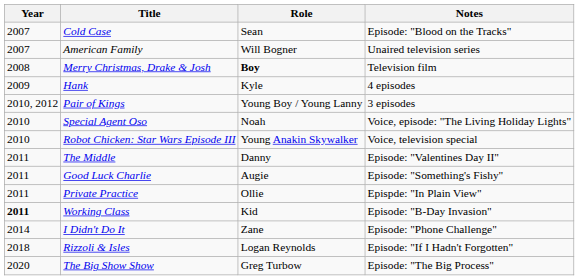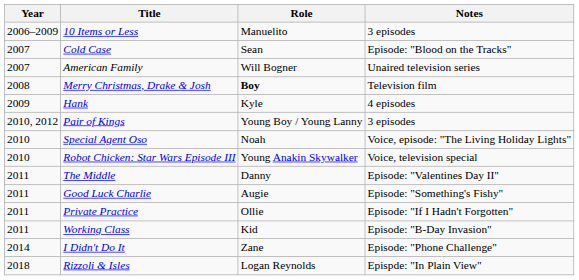+ row: (101, 31)
(425, 193) Epispde: "In Plain View" -> (440, 211) Episode: "If I Hadn't Forgotten"
(18, 211) bold -> (18, 229) normal
(440, 247) Episode: "If I Hadn't Forgotten" -> (425, 265) Epispde: "In Plain View"
- row: (109, 265)
